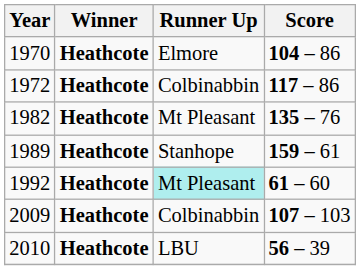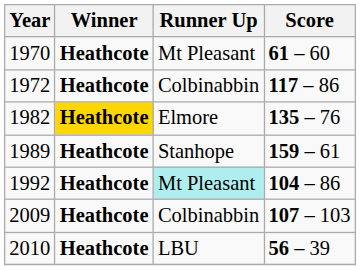(188, 53) Elmore -> (207, 53) Mt Pleasant
(304, 53) 104 – 86 -> (299, 53) 61 – 60
(104, 118) no background -> (104, 118) gold background
(207, 118) Mt Pleasant -> (188, 118) Elmore
(299, 183) 61 – 60 -> (304, 183) 104 – 86
